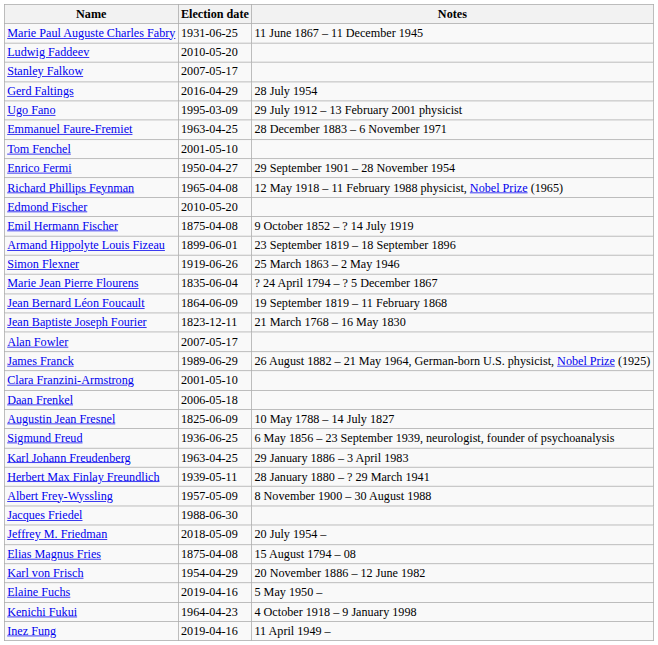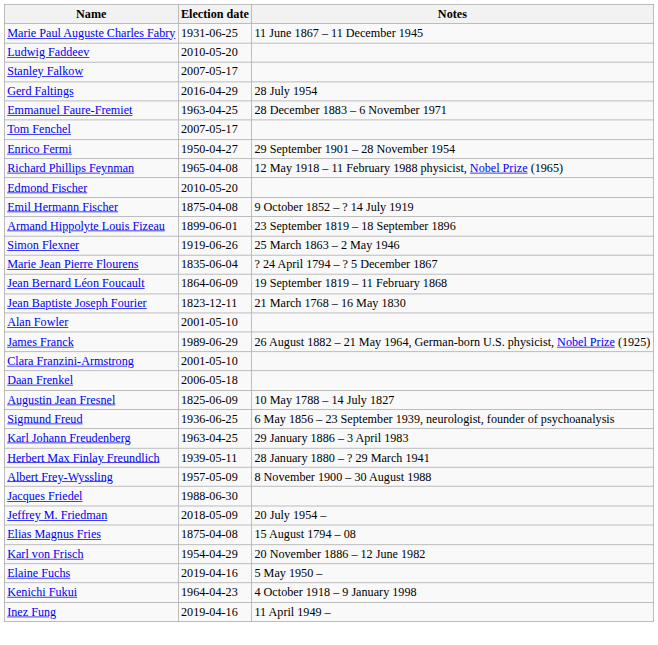- row: (31, 110)
(209, 149) 2001-05-10 -> (209, 129) 2007-05-17
(209, 341) 2007-05-17 -> (209, 322) 2001-05-10
